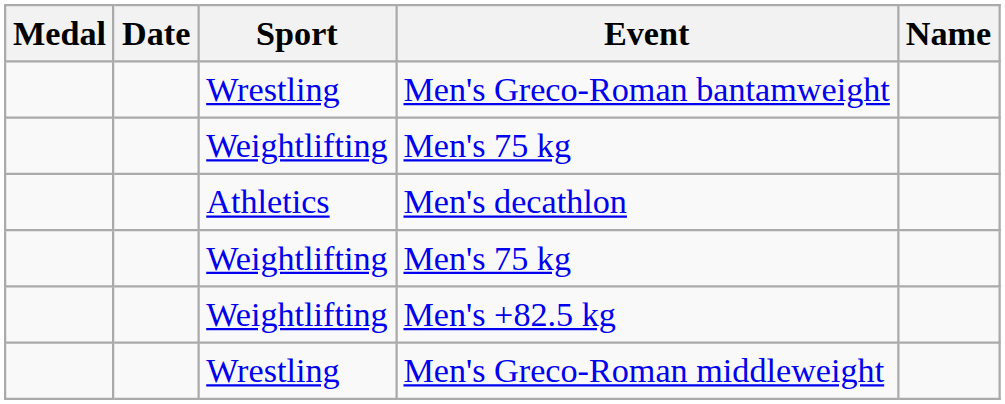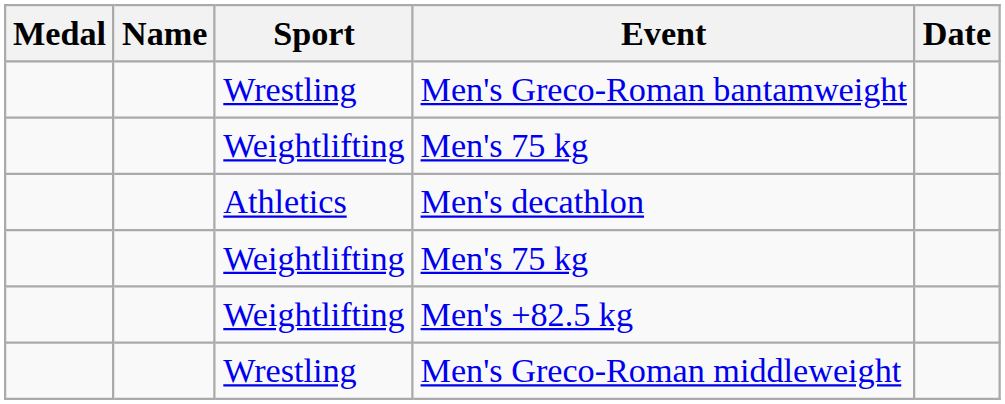columns swapped: (948, 32) <-> (156, 32)
